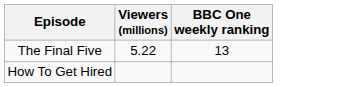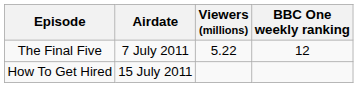+ column: (155, 22)
(222, 51) 13 -> (302, 51) 12
